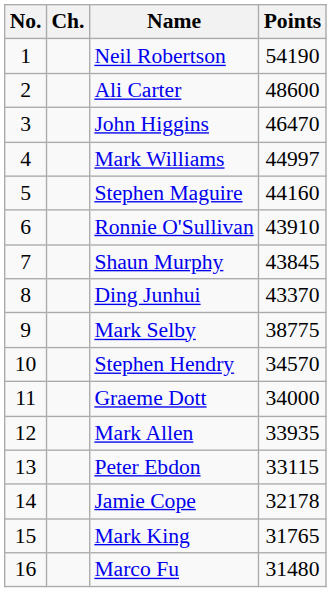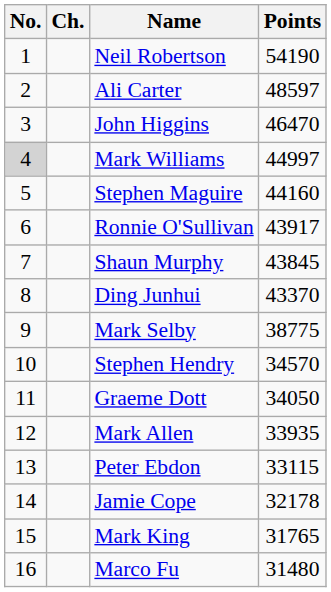(292, 90) 48600 -> (292, 90) 48597
(26, 158) no background -> (26, 158) lightgrey background
(292, 227) 43910 -> (292, 227) 43917
(292, 398) 34000 -> (292, 398) 34050
